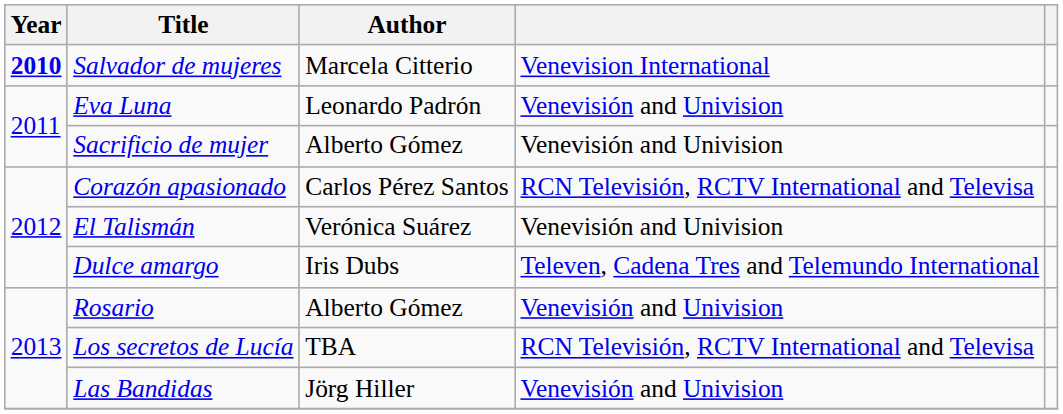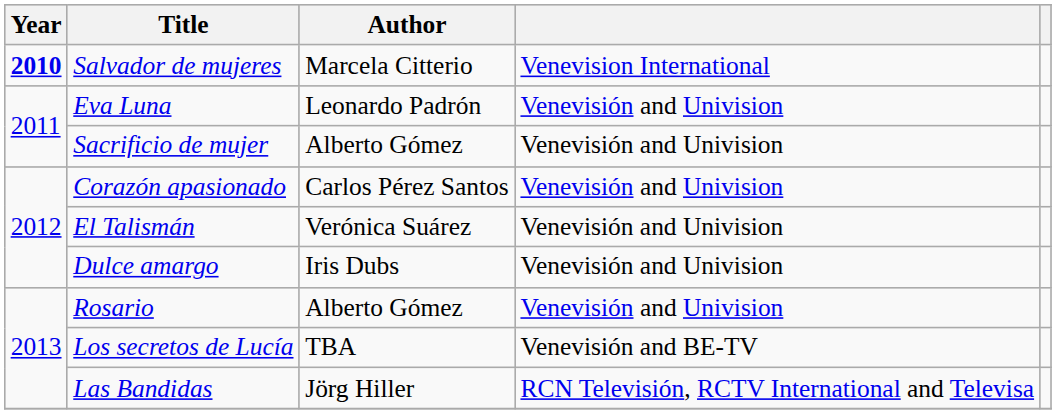(777, 186) RCN Televisión, RCTV International and Televisa -> (652, 186) Venevisión and Univision
(780, 266) Televen, Cadena Tres and Telemundo International -> (652, 266) Venevisión and Univision
(777, 347) RCN Televisión, RCTV International and Televisa -> (639, 347) Venevisión and BE-TV
(652, 387) Venevisión and Univision -> (777, 387) RCN Televisión, RCTV International and Televisa
